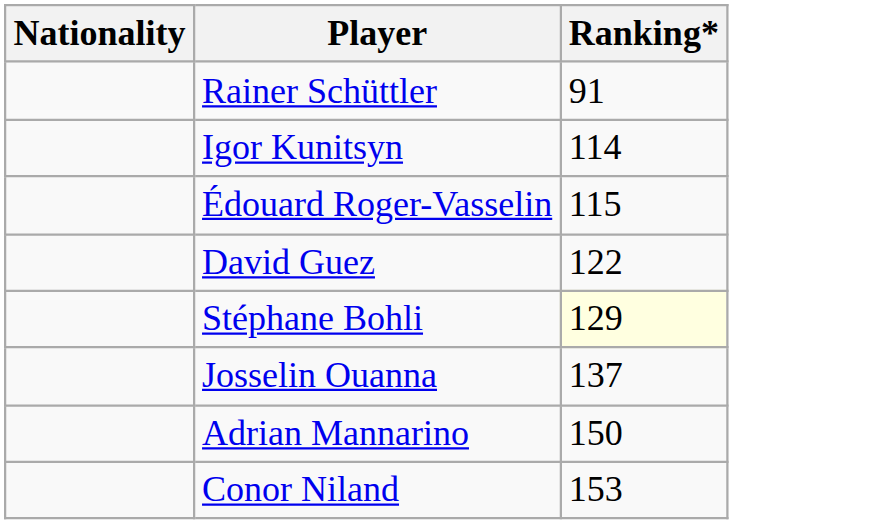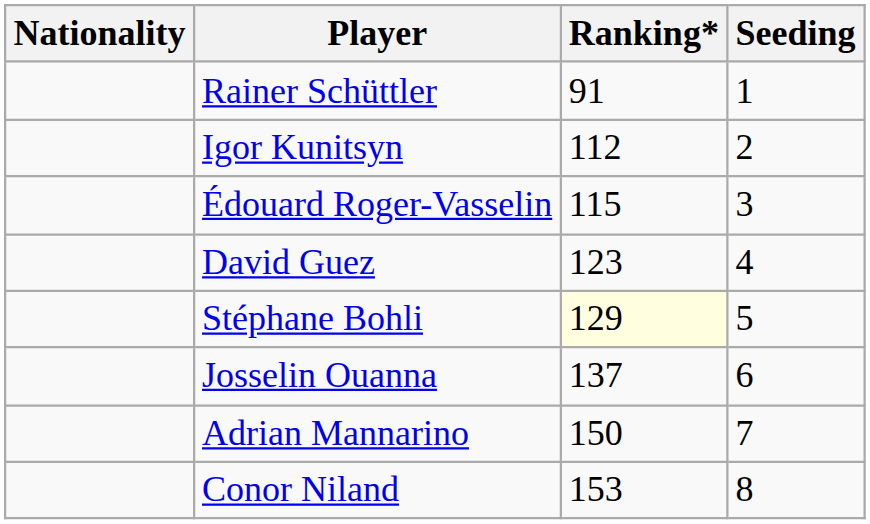+ column: (796, 33)
(595, 147) 114 -> (595, 147) 112
(596, 261) 122 -> (596, 261) 123
